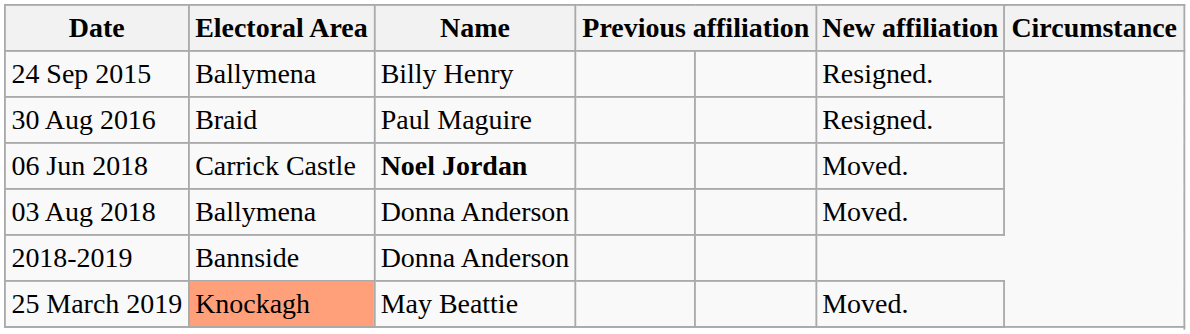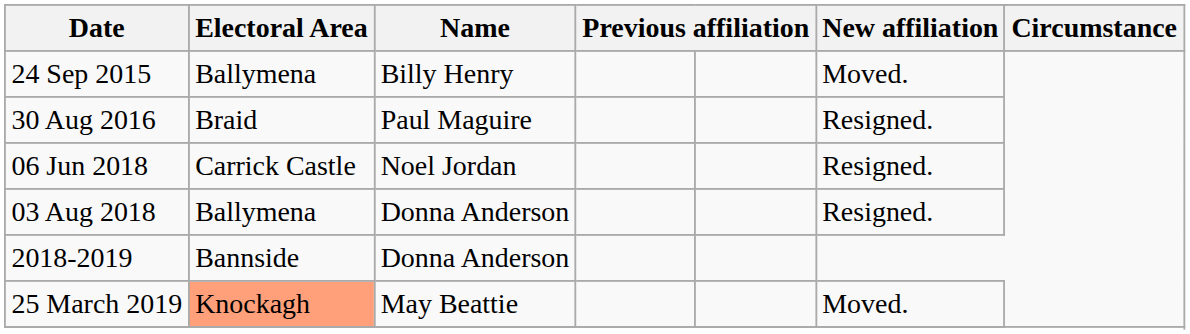(878, 73) Resigned. -> (865, 73) Moved.
(454, 166) bold -> (449, 166) normal
(865, 166) Moved. -> (878, 166) Resigned.
(865, 212) Moved. -> (878, 212) Resigned.
